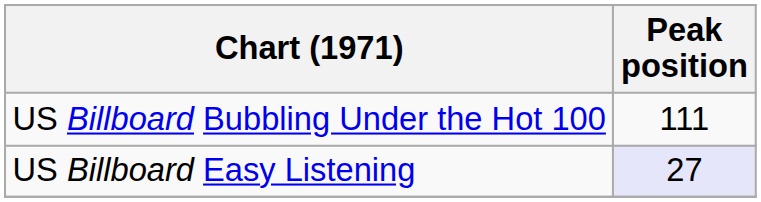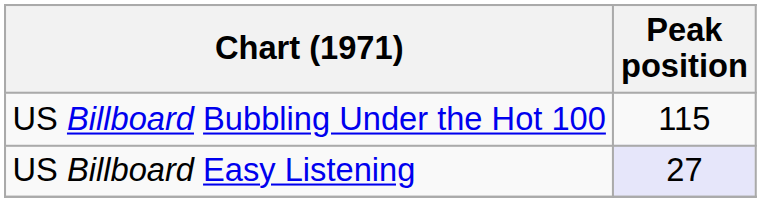(684, 118) 111 -> (684, 118) 115
